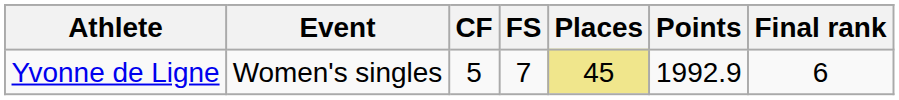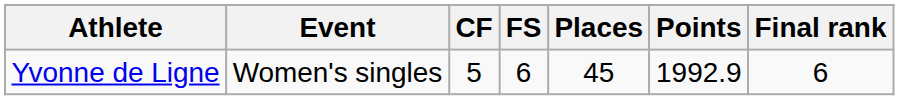(524, 72) 7 -> (524, 72) 6
(599, 72) khaki background -> (599, 72) no background
